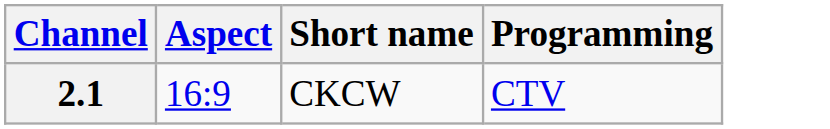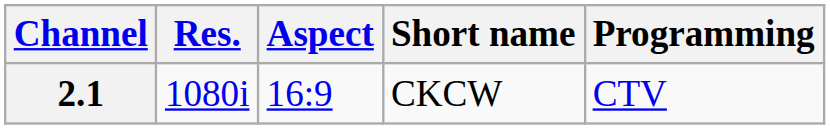+ column: (207, 33)
